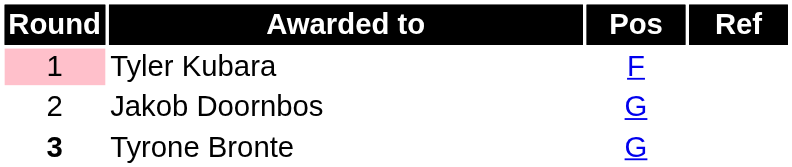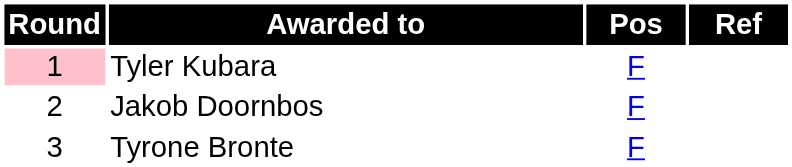(636, 106) G -> (636, 106) F
(55, 146) bold -> (55, 146) normal
(636, 146) G -> (636, 146) F
